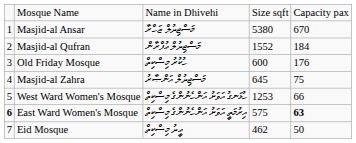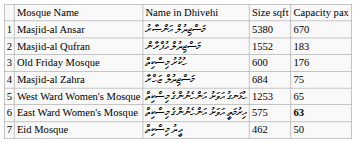(170, 29) މަސްޖިދުލް ޒަހްރާ -> (175, 29) މަސްޖިދުލް އަންޞާރު
(301, 46) 184 -> (301, 46) 183
(175, 79) މަސްޖިދުލް އަންޞާރު -> (170, 79) މަސްޖިދުލް ޒަހްރާ
(260, 79) 645 -> (260, 79) 684
(299, 96) 66 -> (299, 96) 65
(9, 113) bold -> (9, 113) normal
